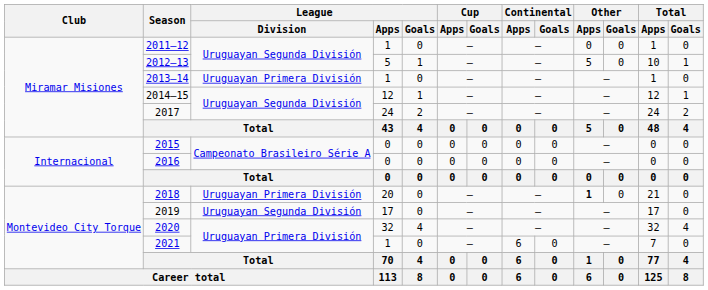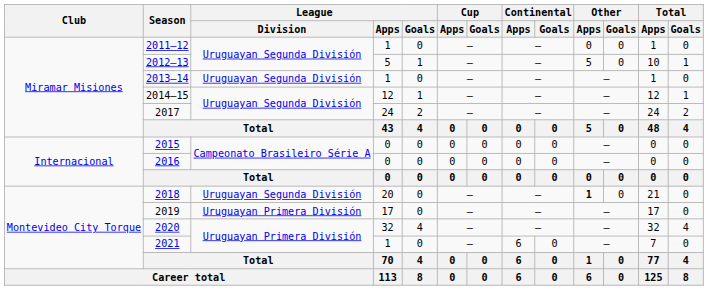(282, 79) Uruguayan Primera División -> (282, 79) Uruguayan Segunda División
(282, 194) Uruguayan Primera División -> (282, 194) Uruguayan Segunda División
(282, 211) Uruguayan Segunda División -> (282, 211) Uruguayan Primera División
